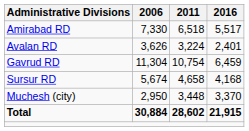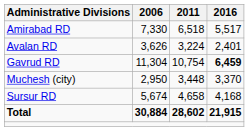(228, 63) normal -> (228, 63) bold
rows swapped: (31, 79) <-> (41, 96)
